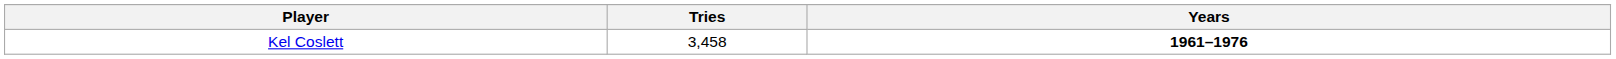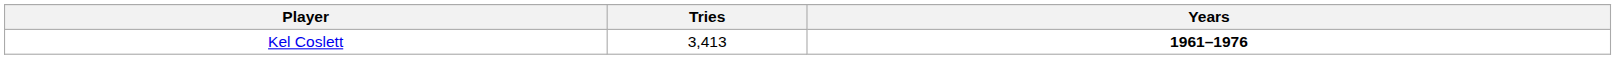(707, 42) 3,458 -> (707, 42) 3,413
